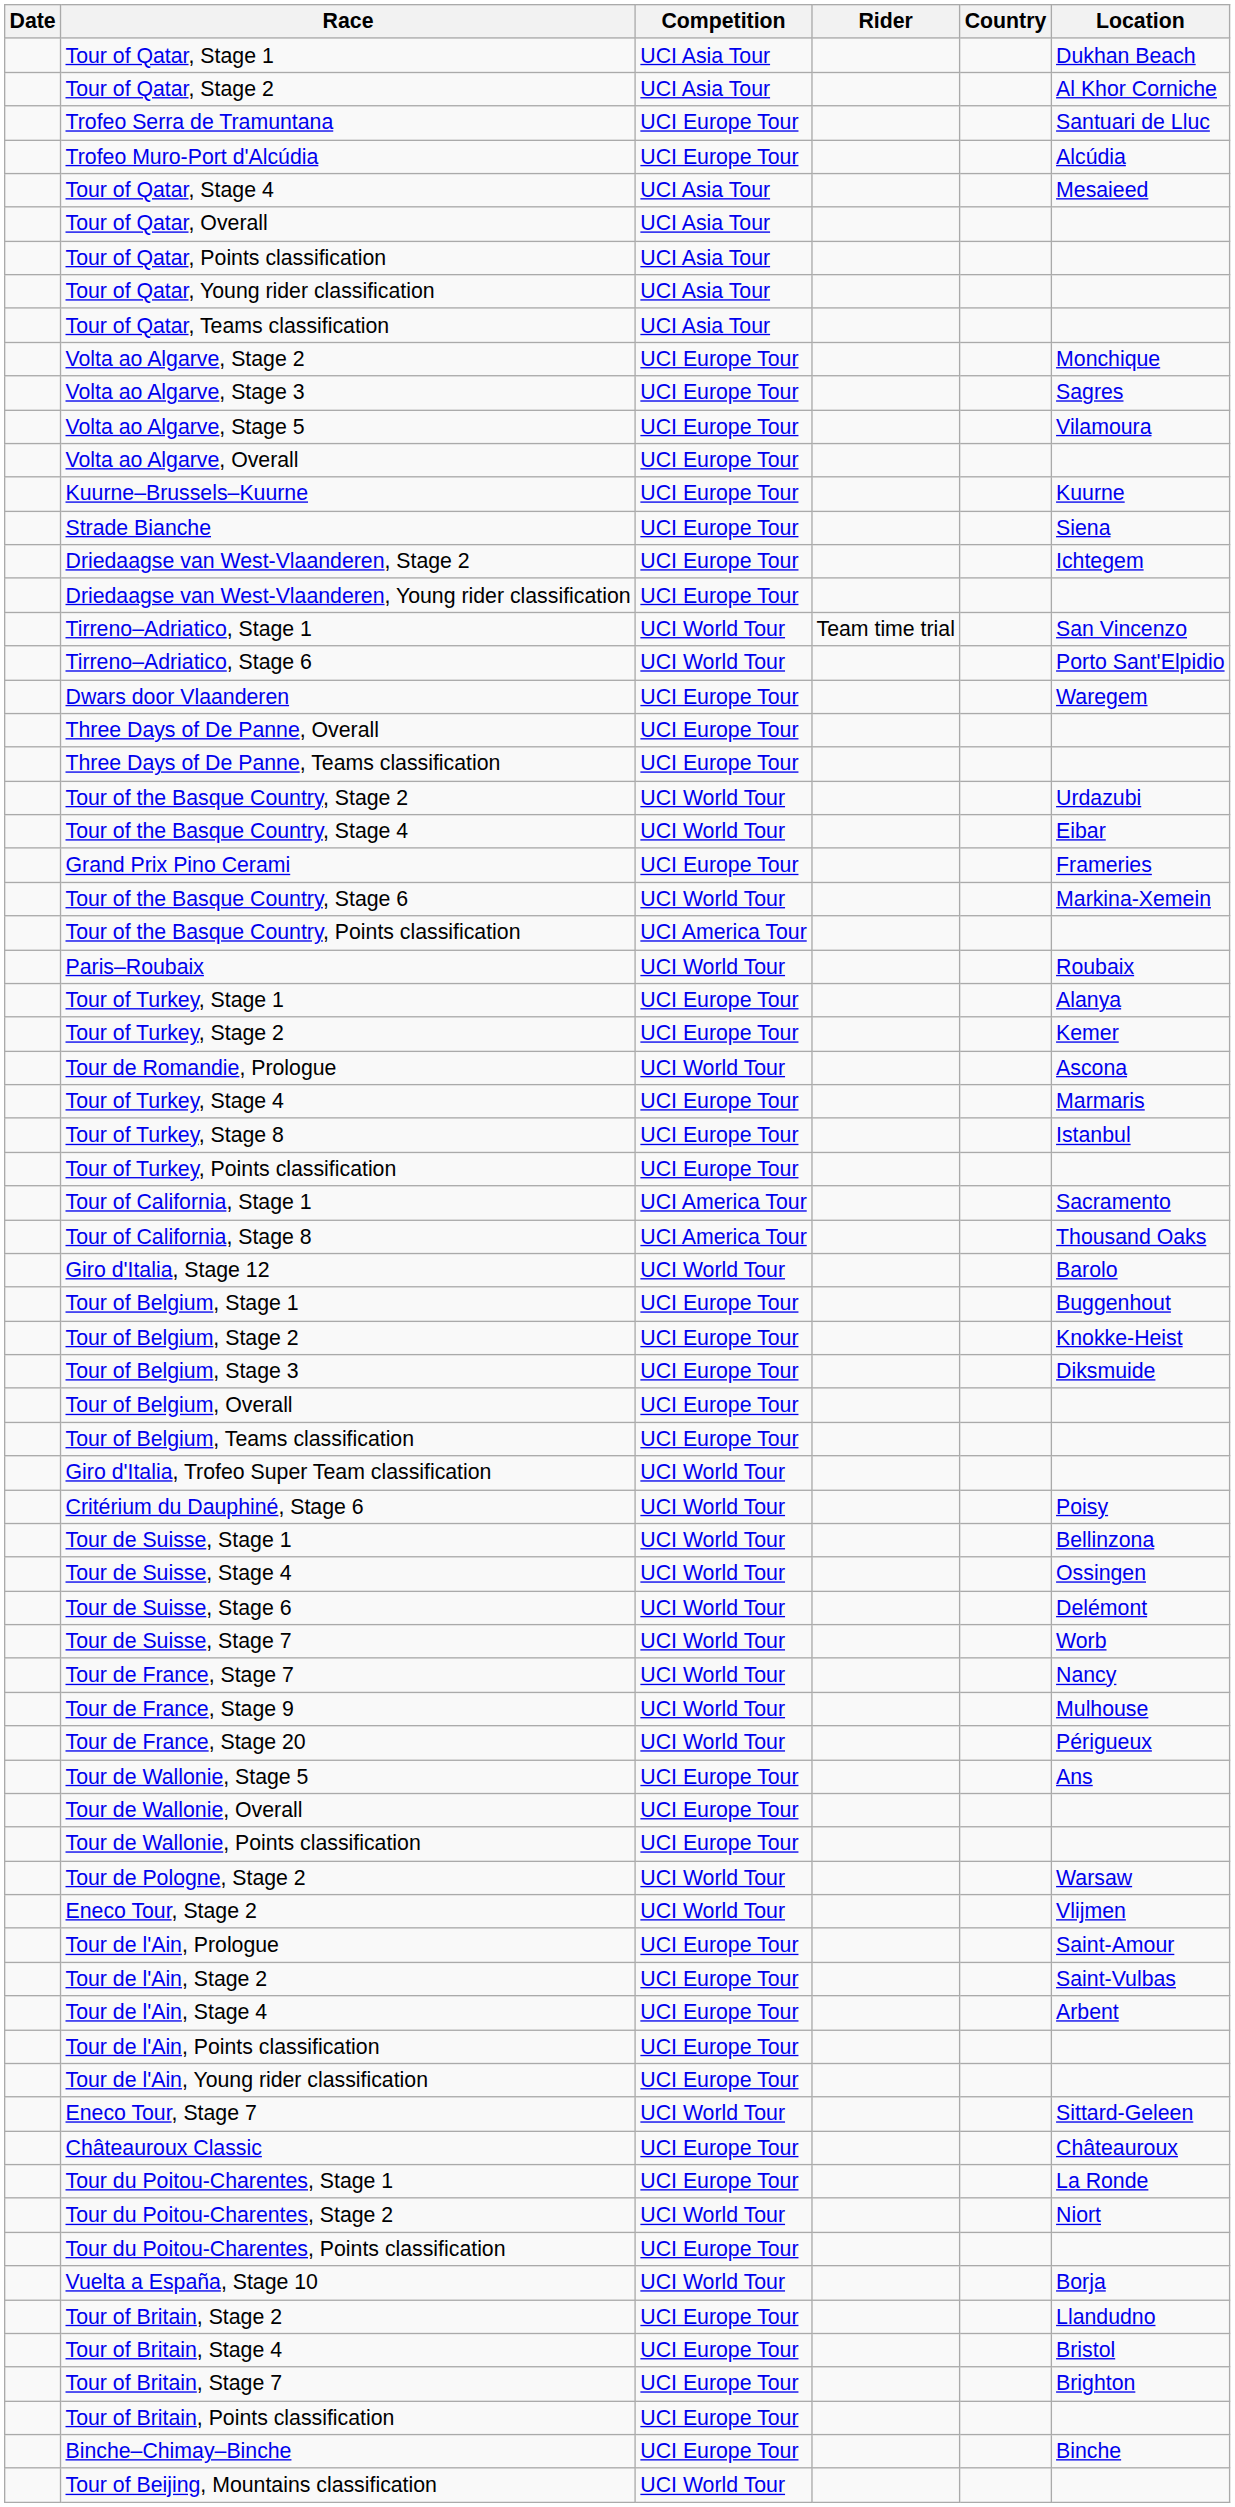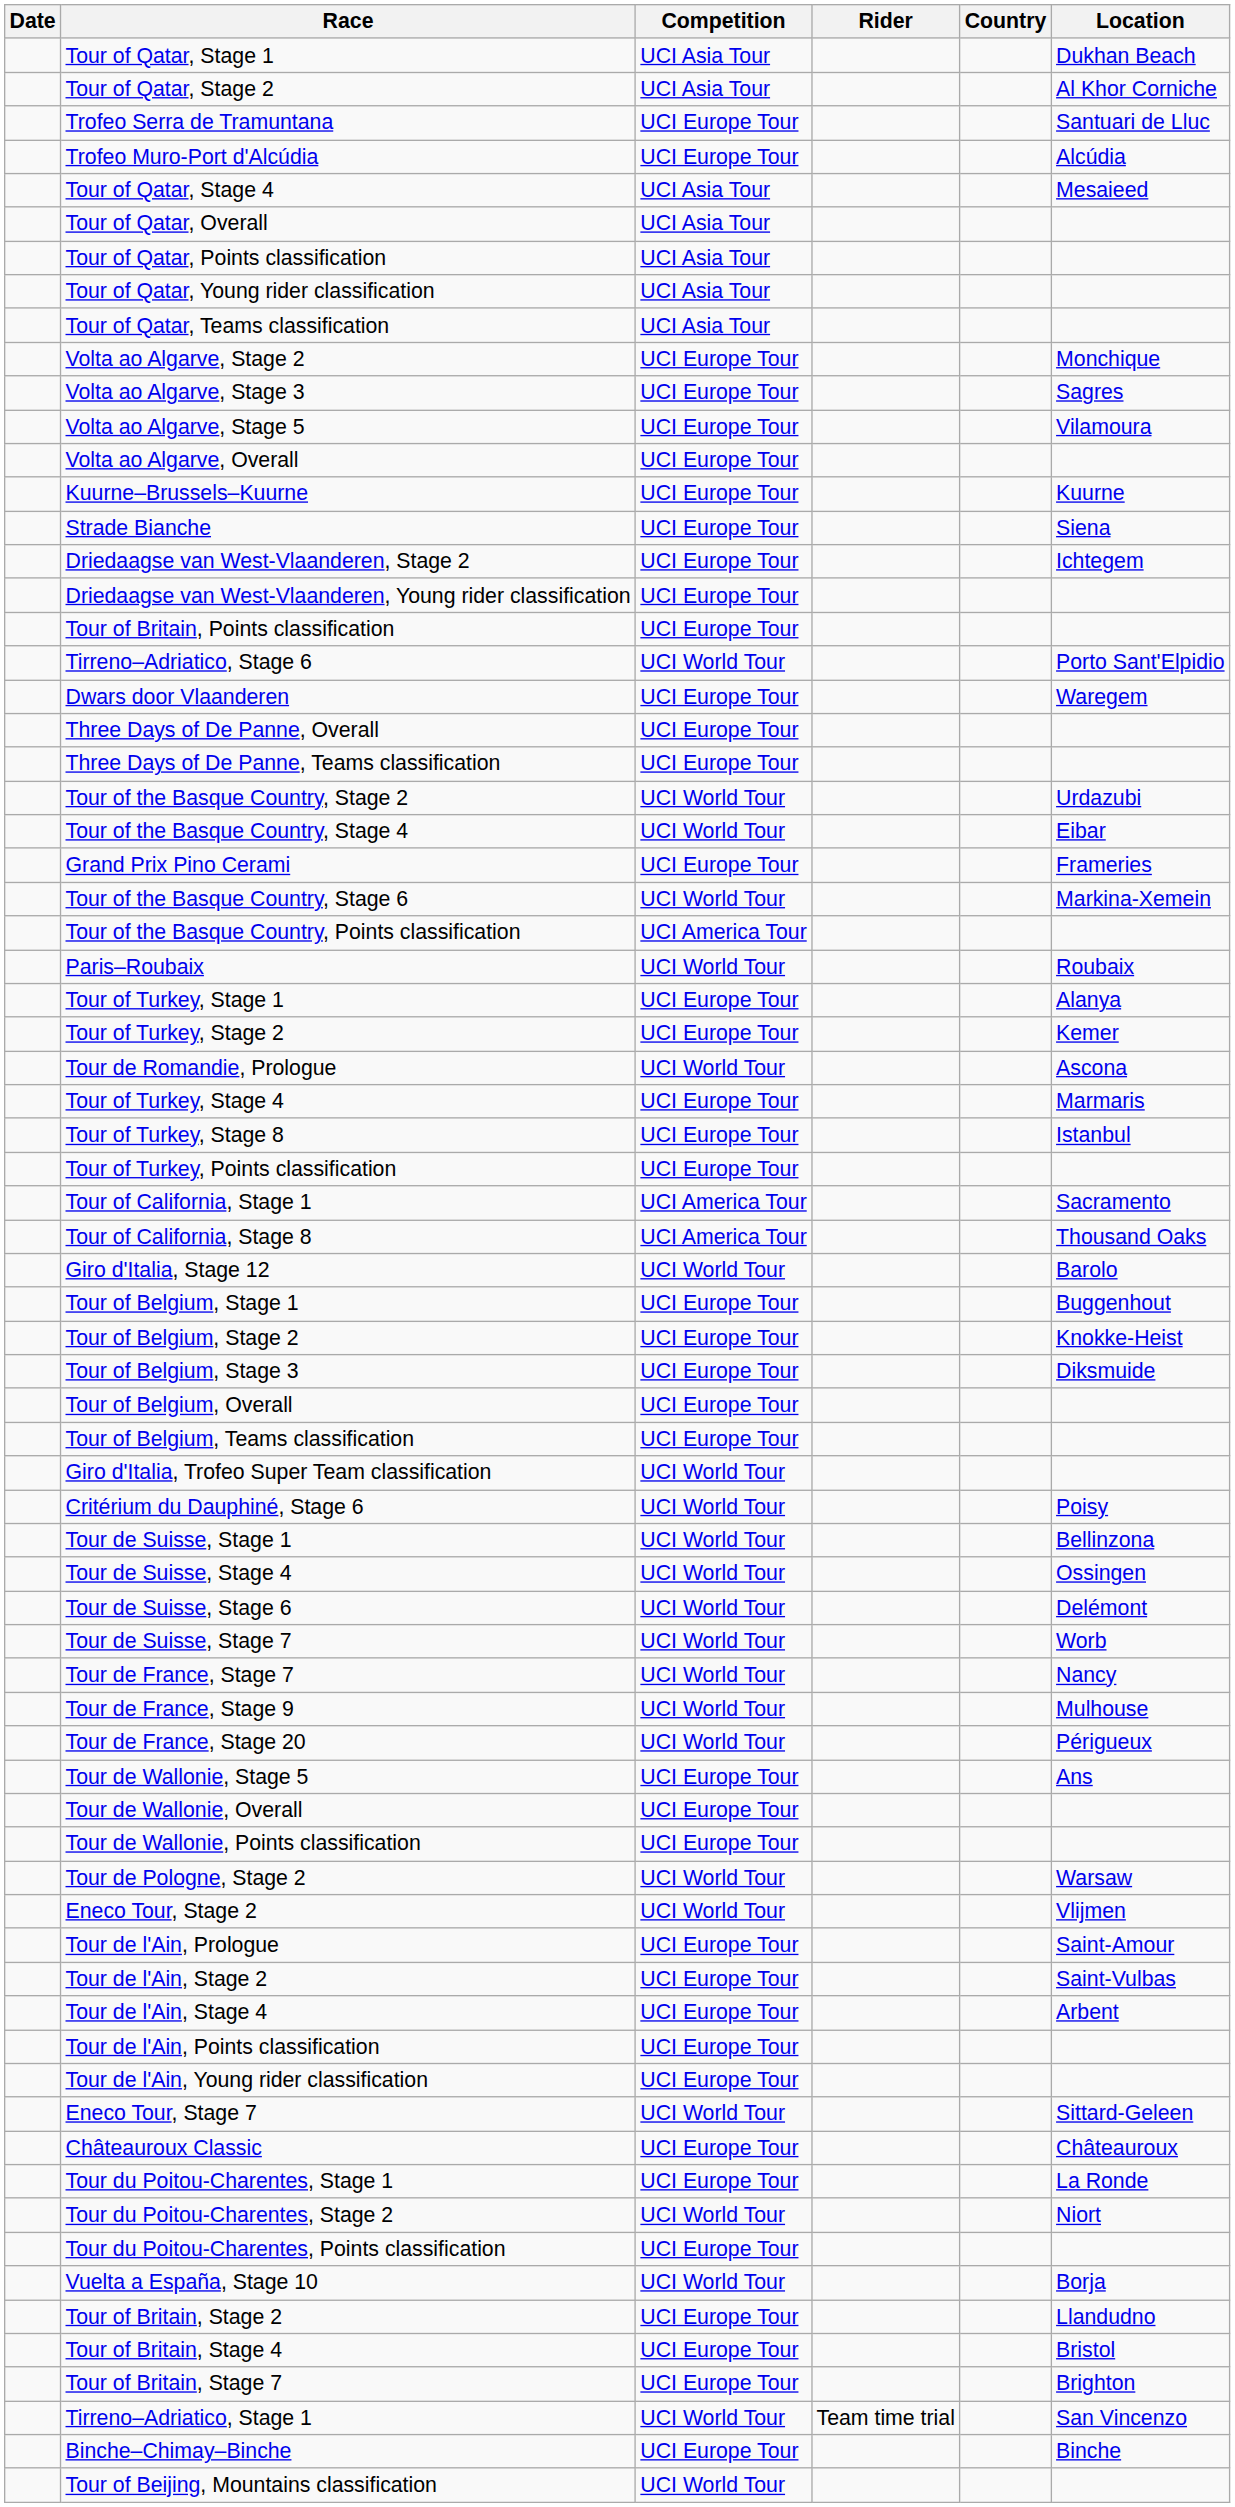rows swapped: (189, 628) <-> (230, 2417)
